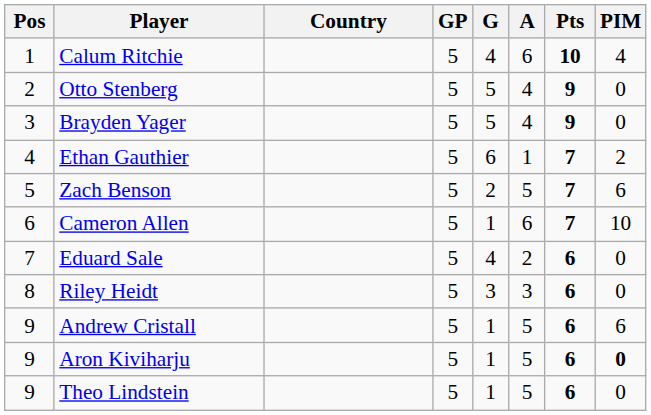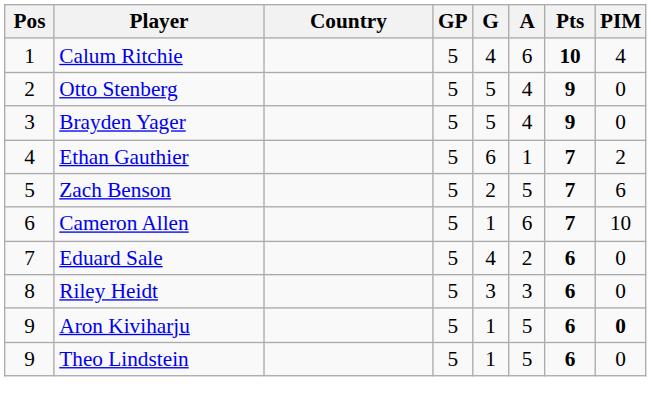- row: (128, 325)
